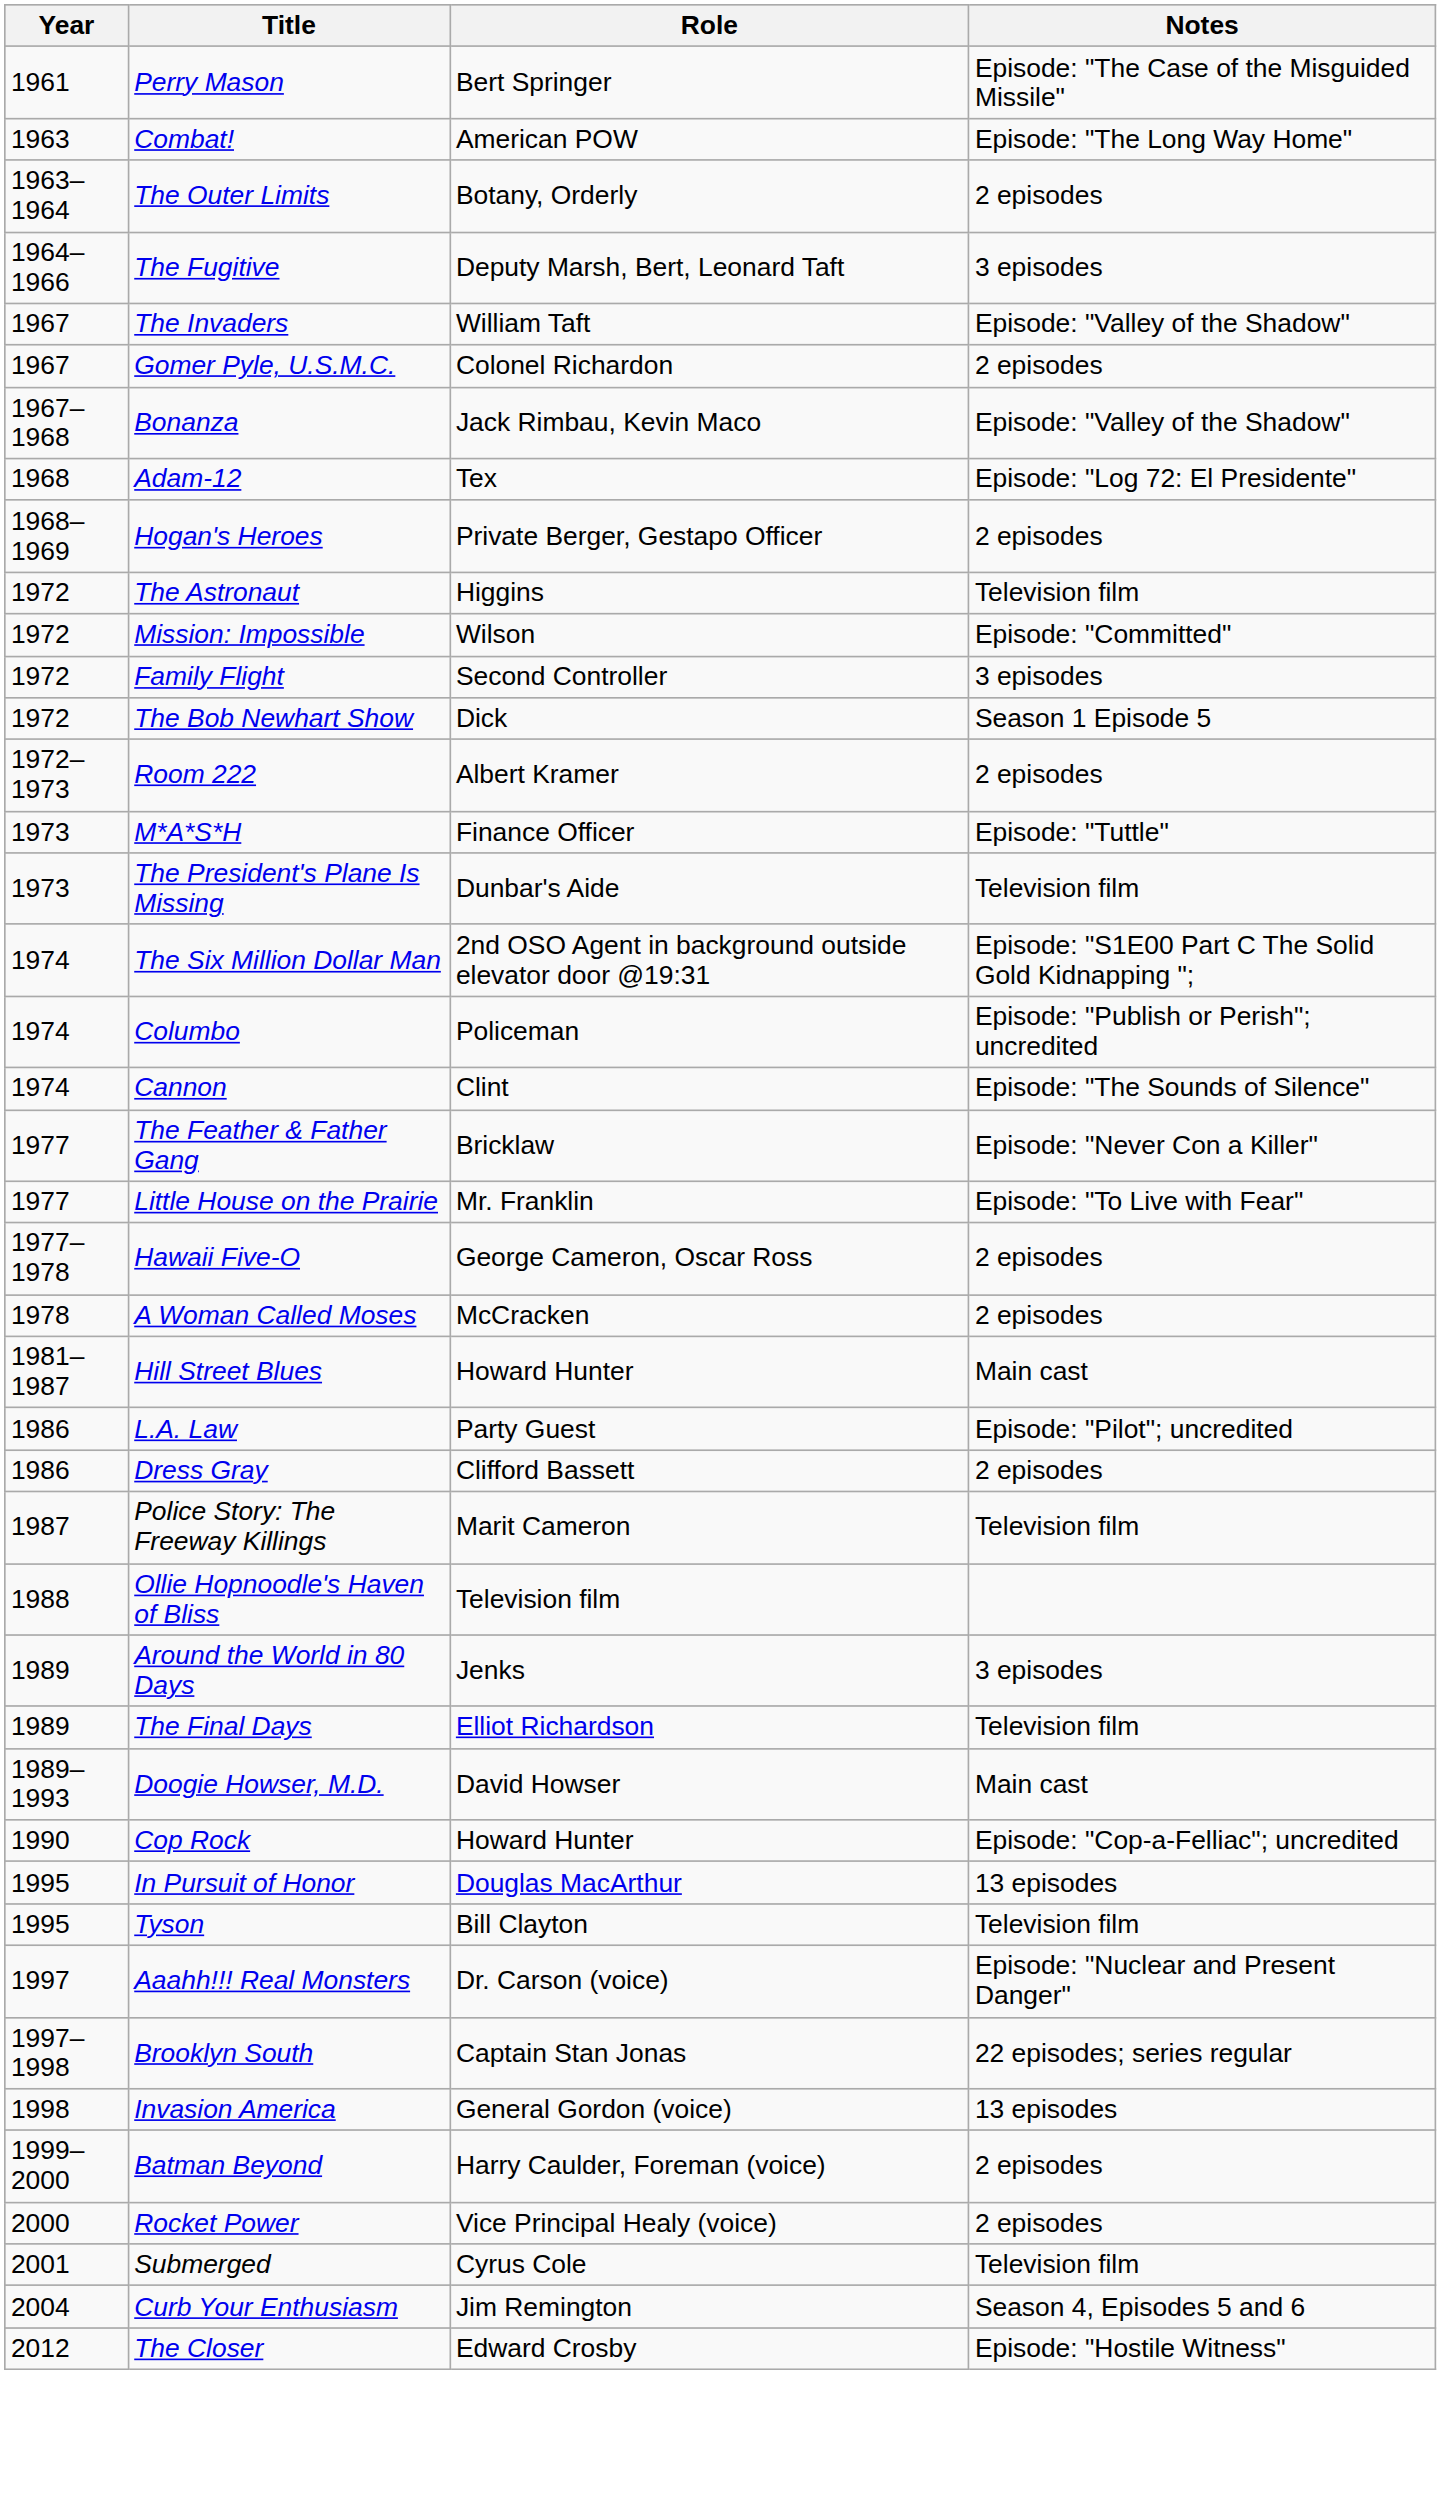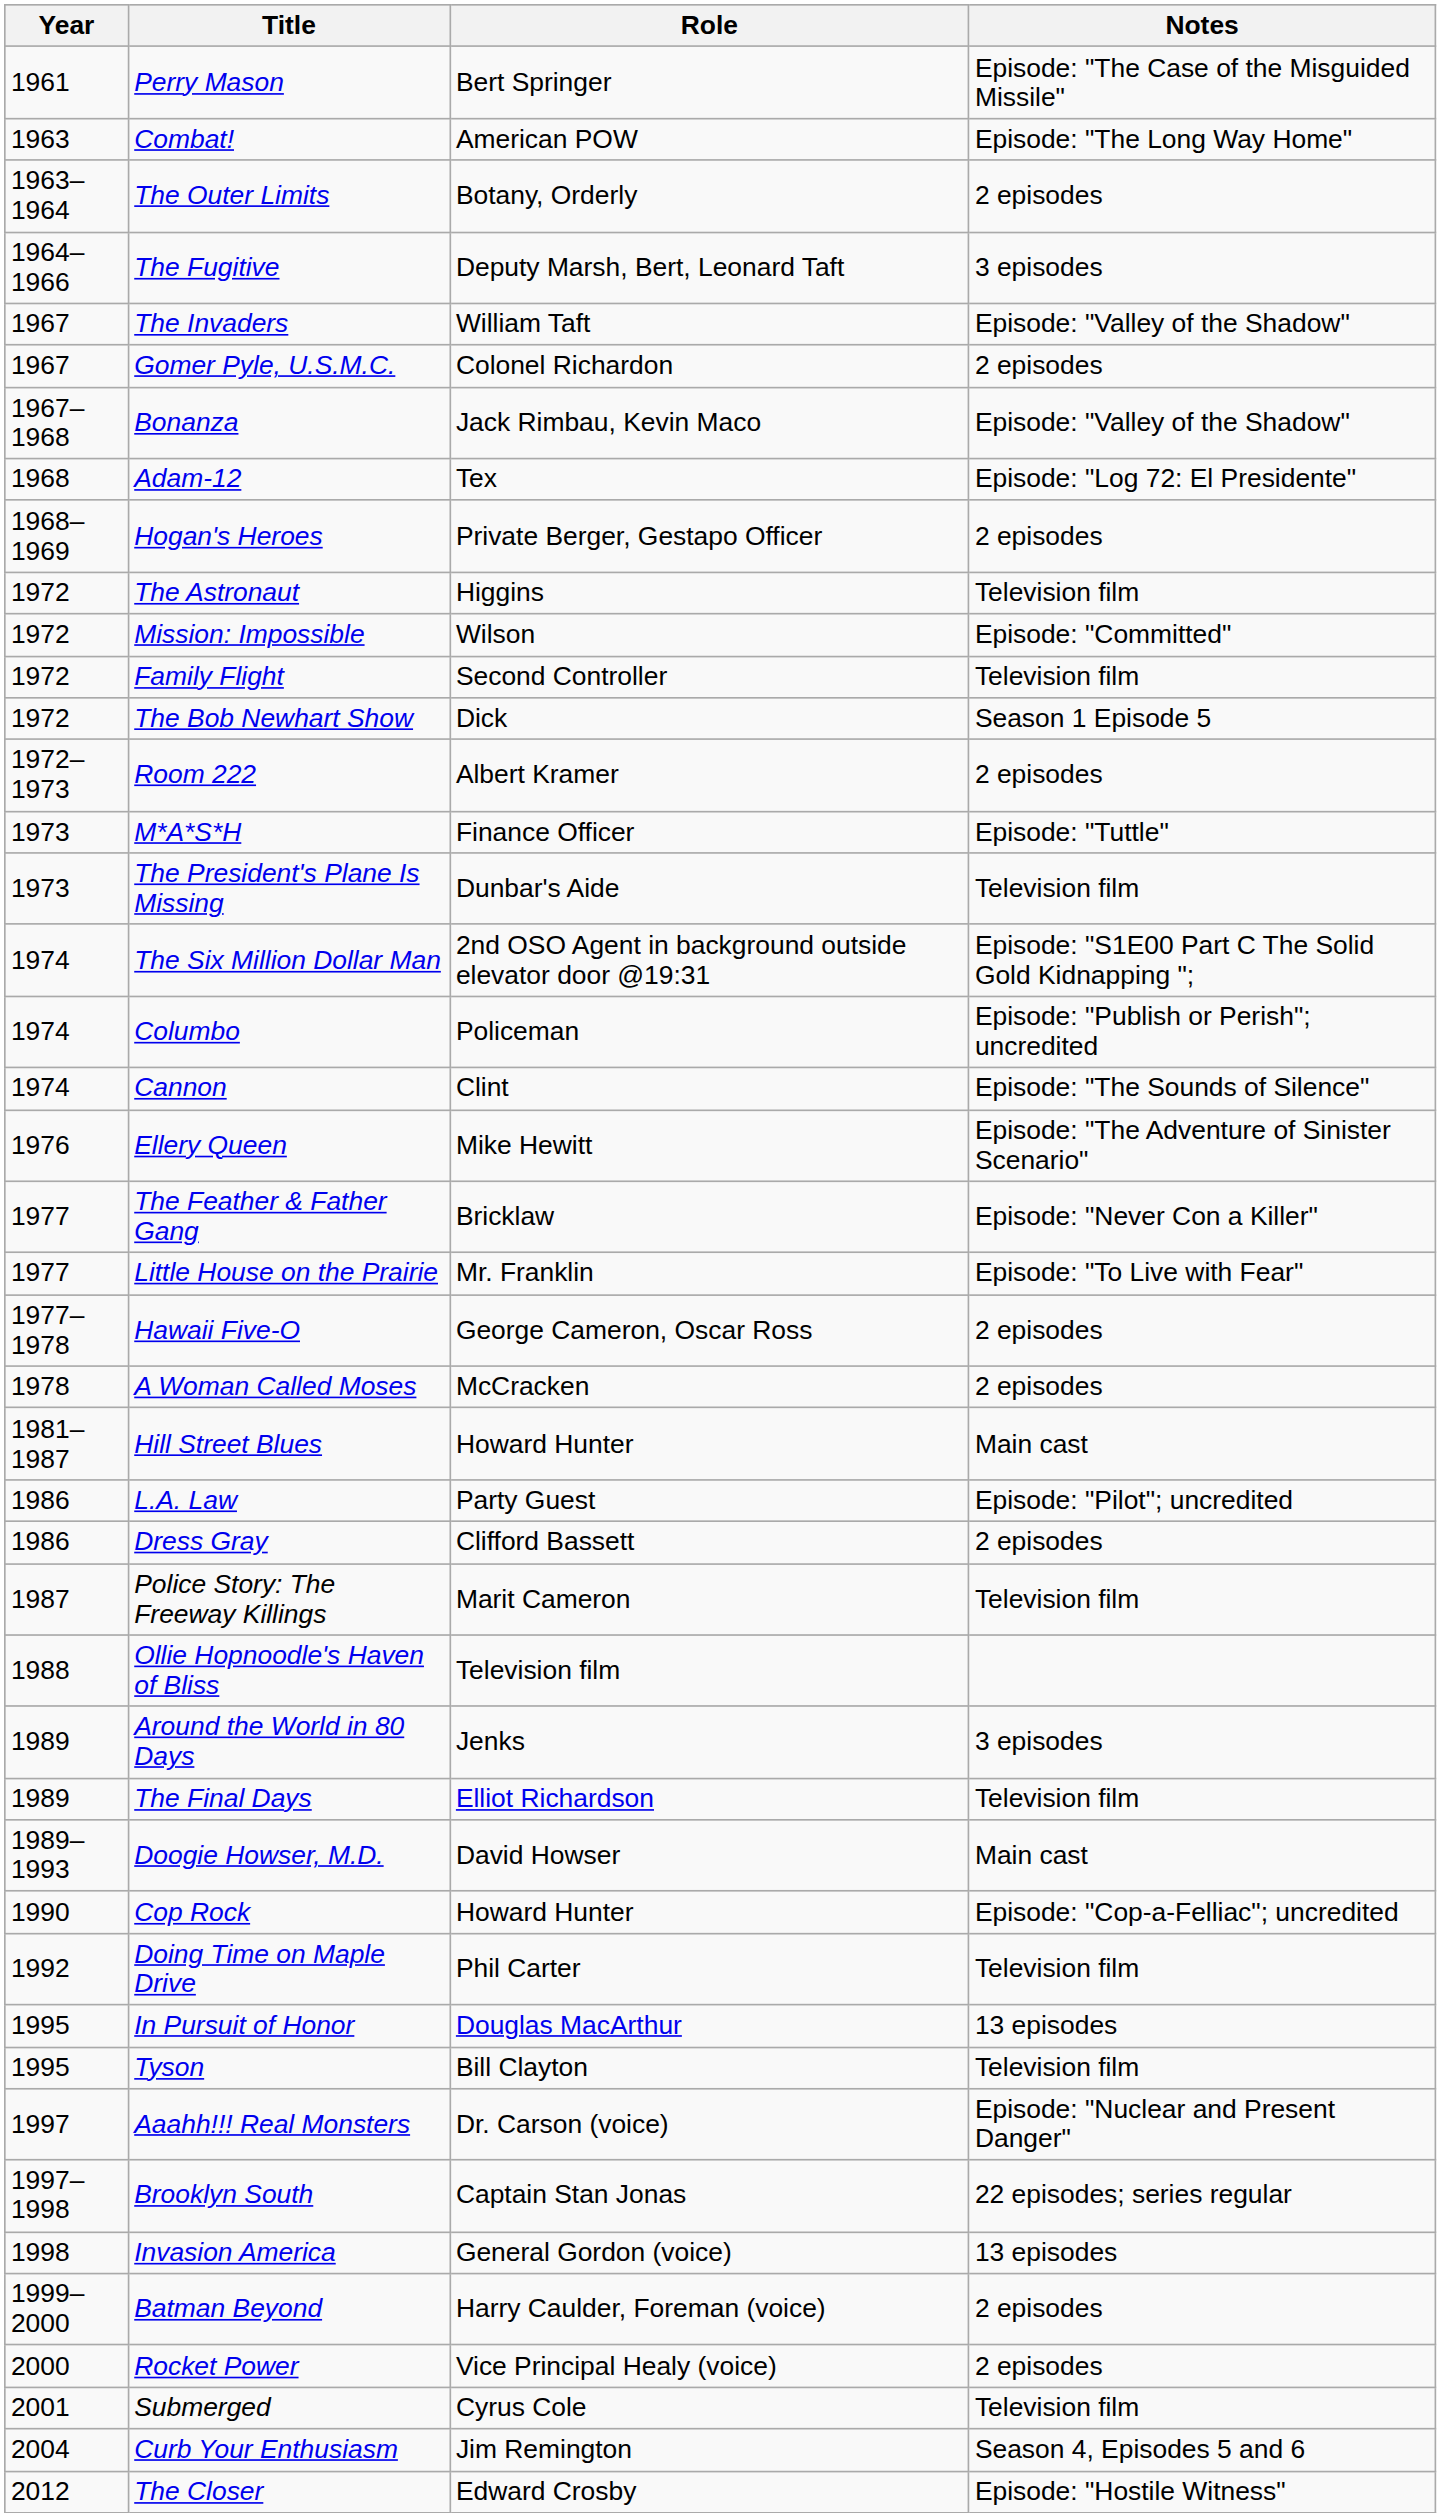(1039, 676) 3 episodes -> (1057, 676) Television film
+ row: (211, 1144)
+ row: (260, 1968)
